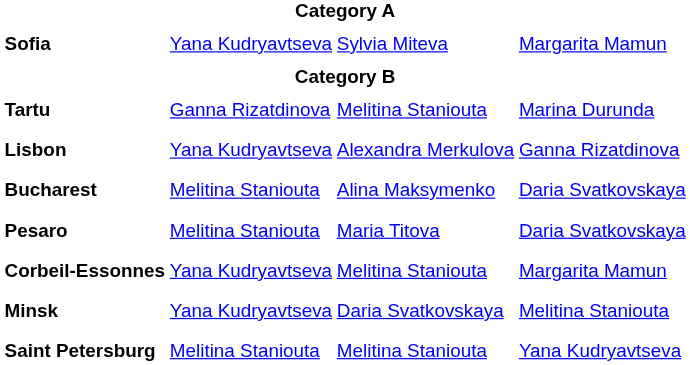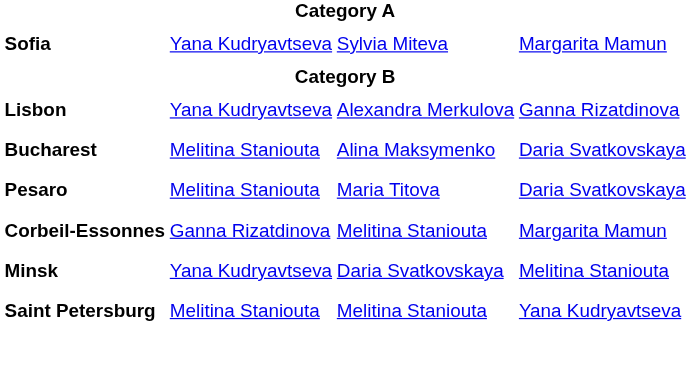- row: (27, 110)
(251, 270) Yana Kudryavtseva -> (250, 230) Ganna Rizatdinova
